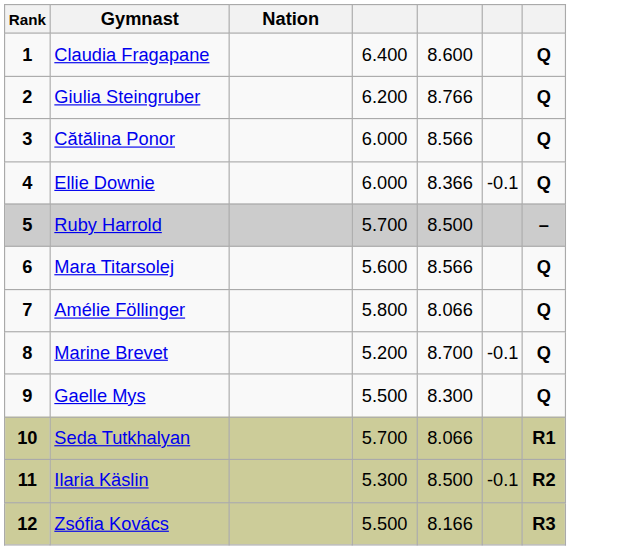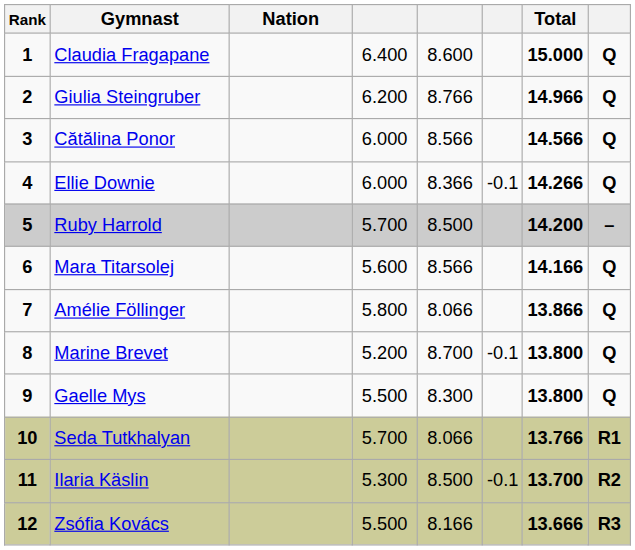+ column: (555, 18)
